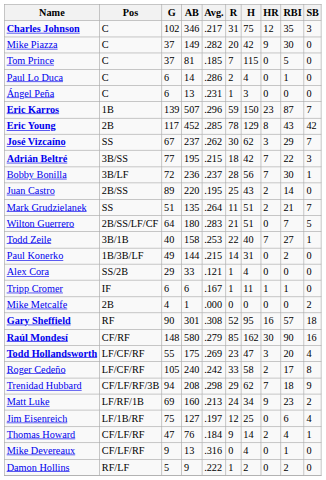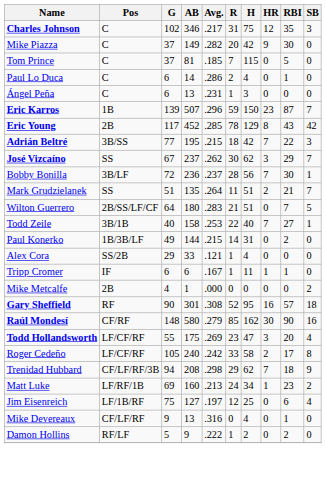rows swapped: (36, 142) <-> (37, 158)
- row: (31, 191)
(266, 402) 9 -> (266, 386) 1
- row: (41, 434)
